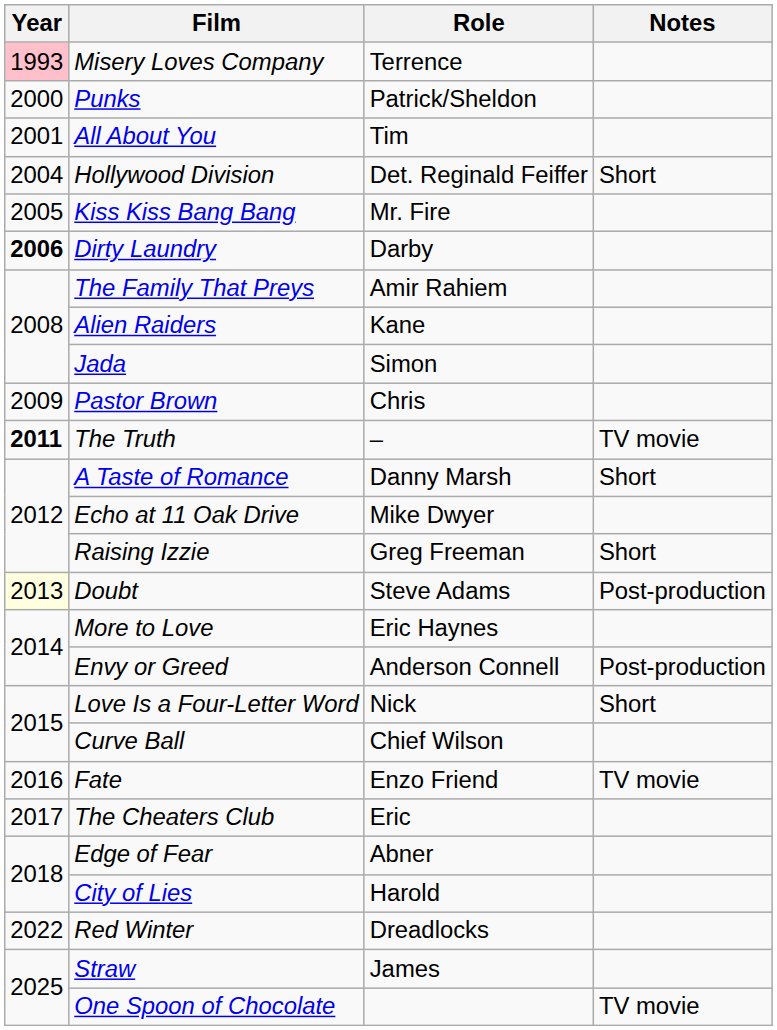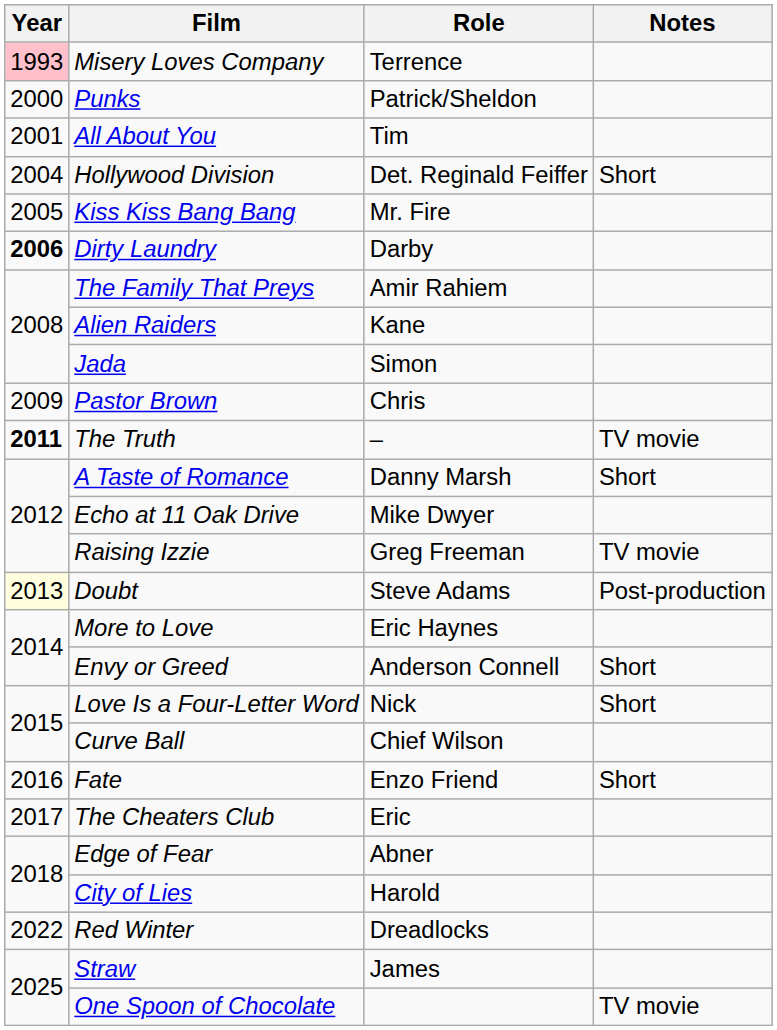(627, 552) Short -> (649, 552) TV movie
(682, 666) Post-production -> (627, 666) Short
(649, 779) TV movie -> (627, 779) Short
